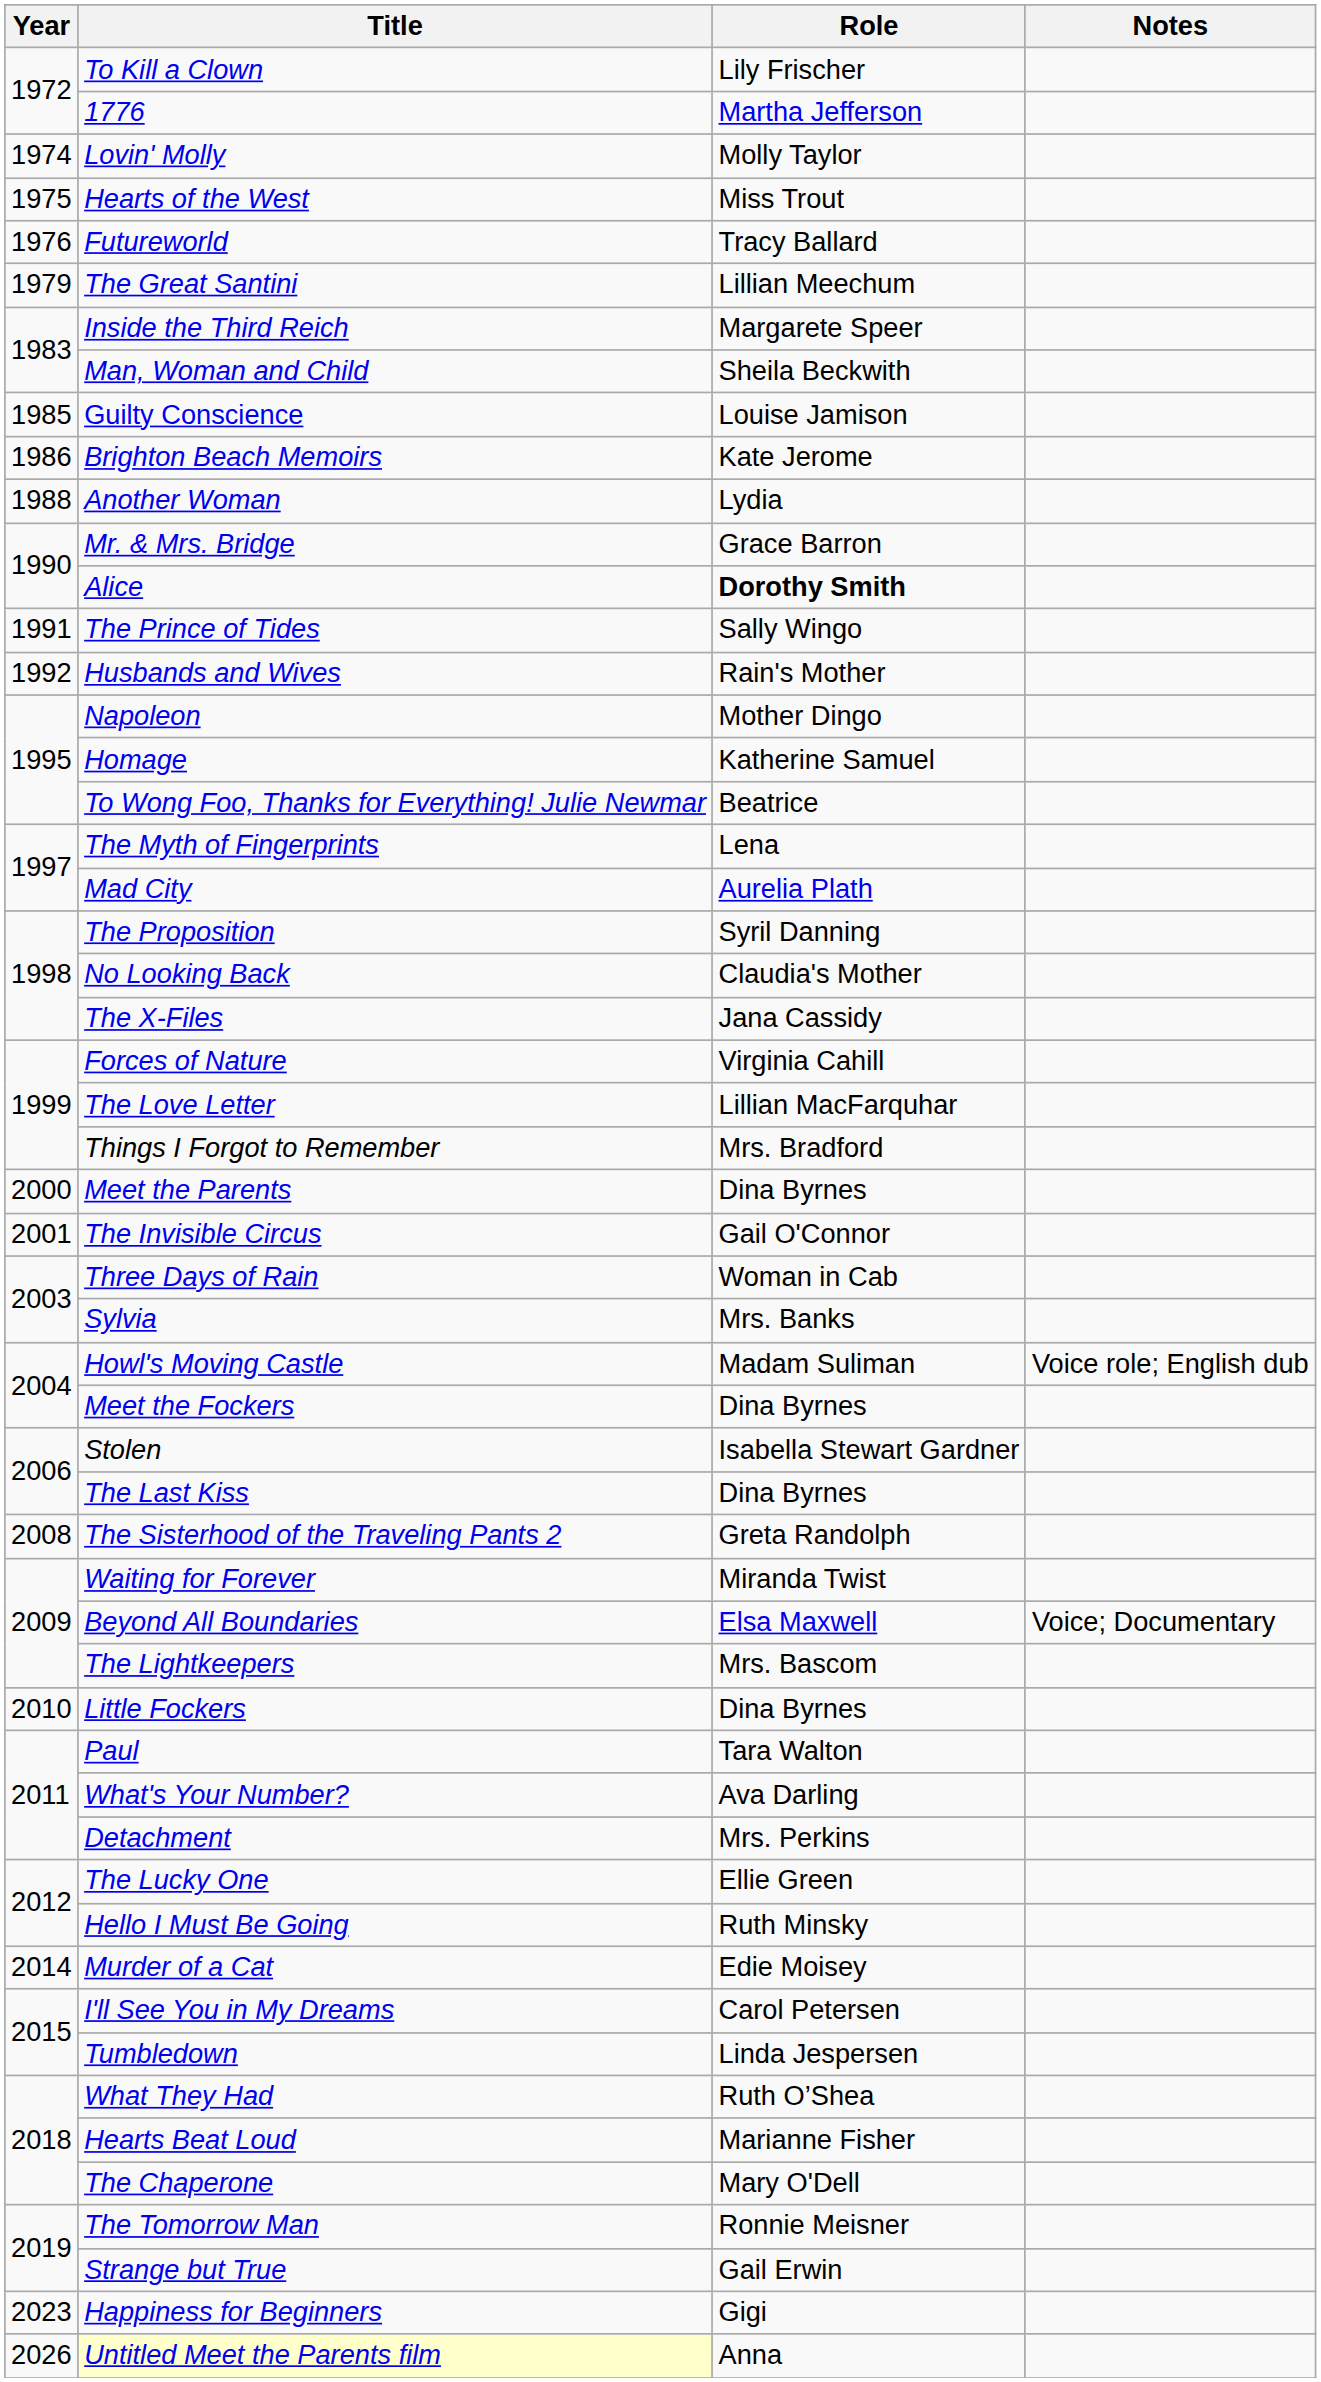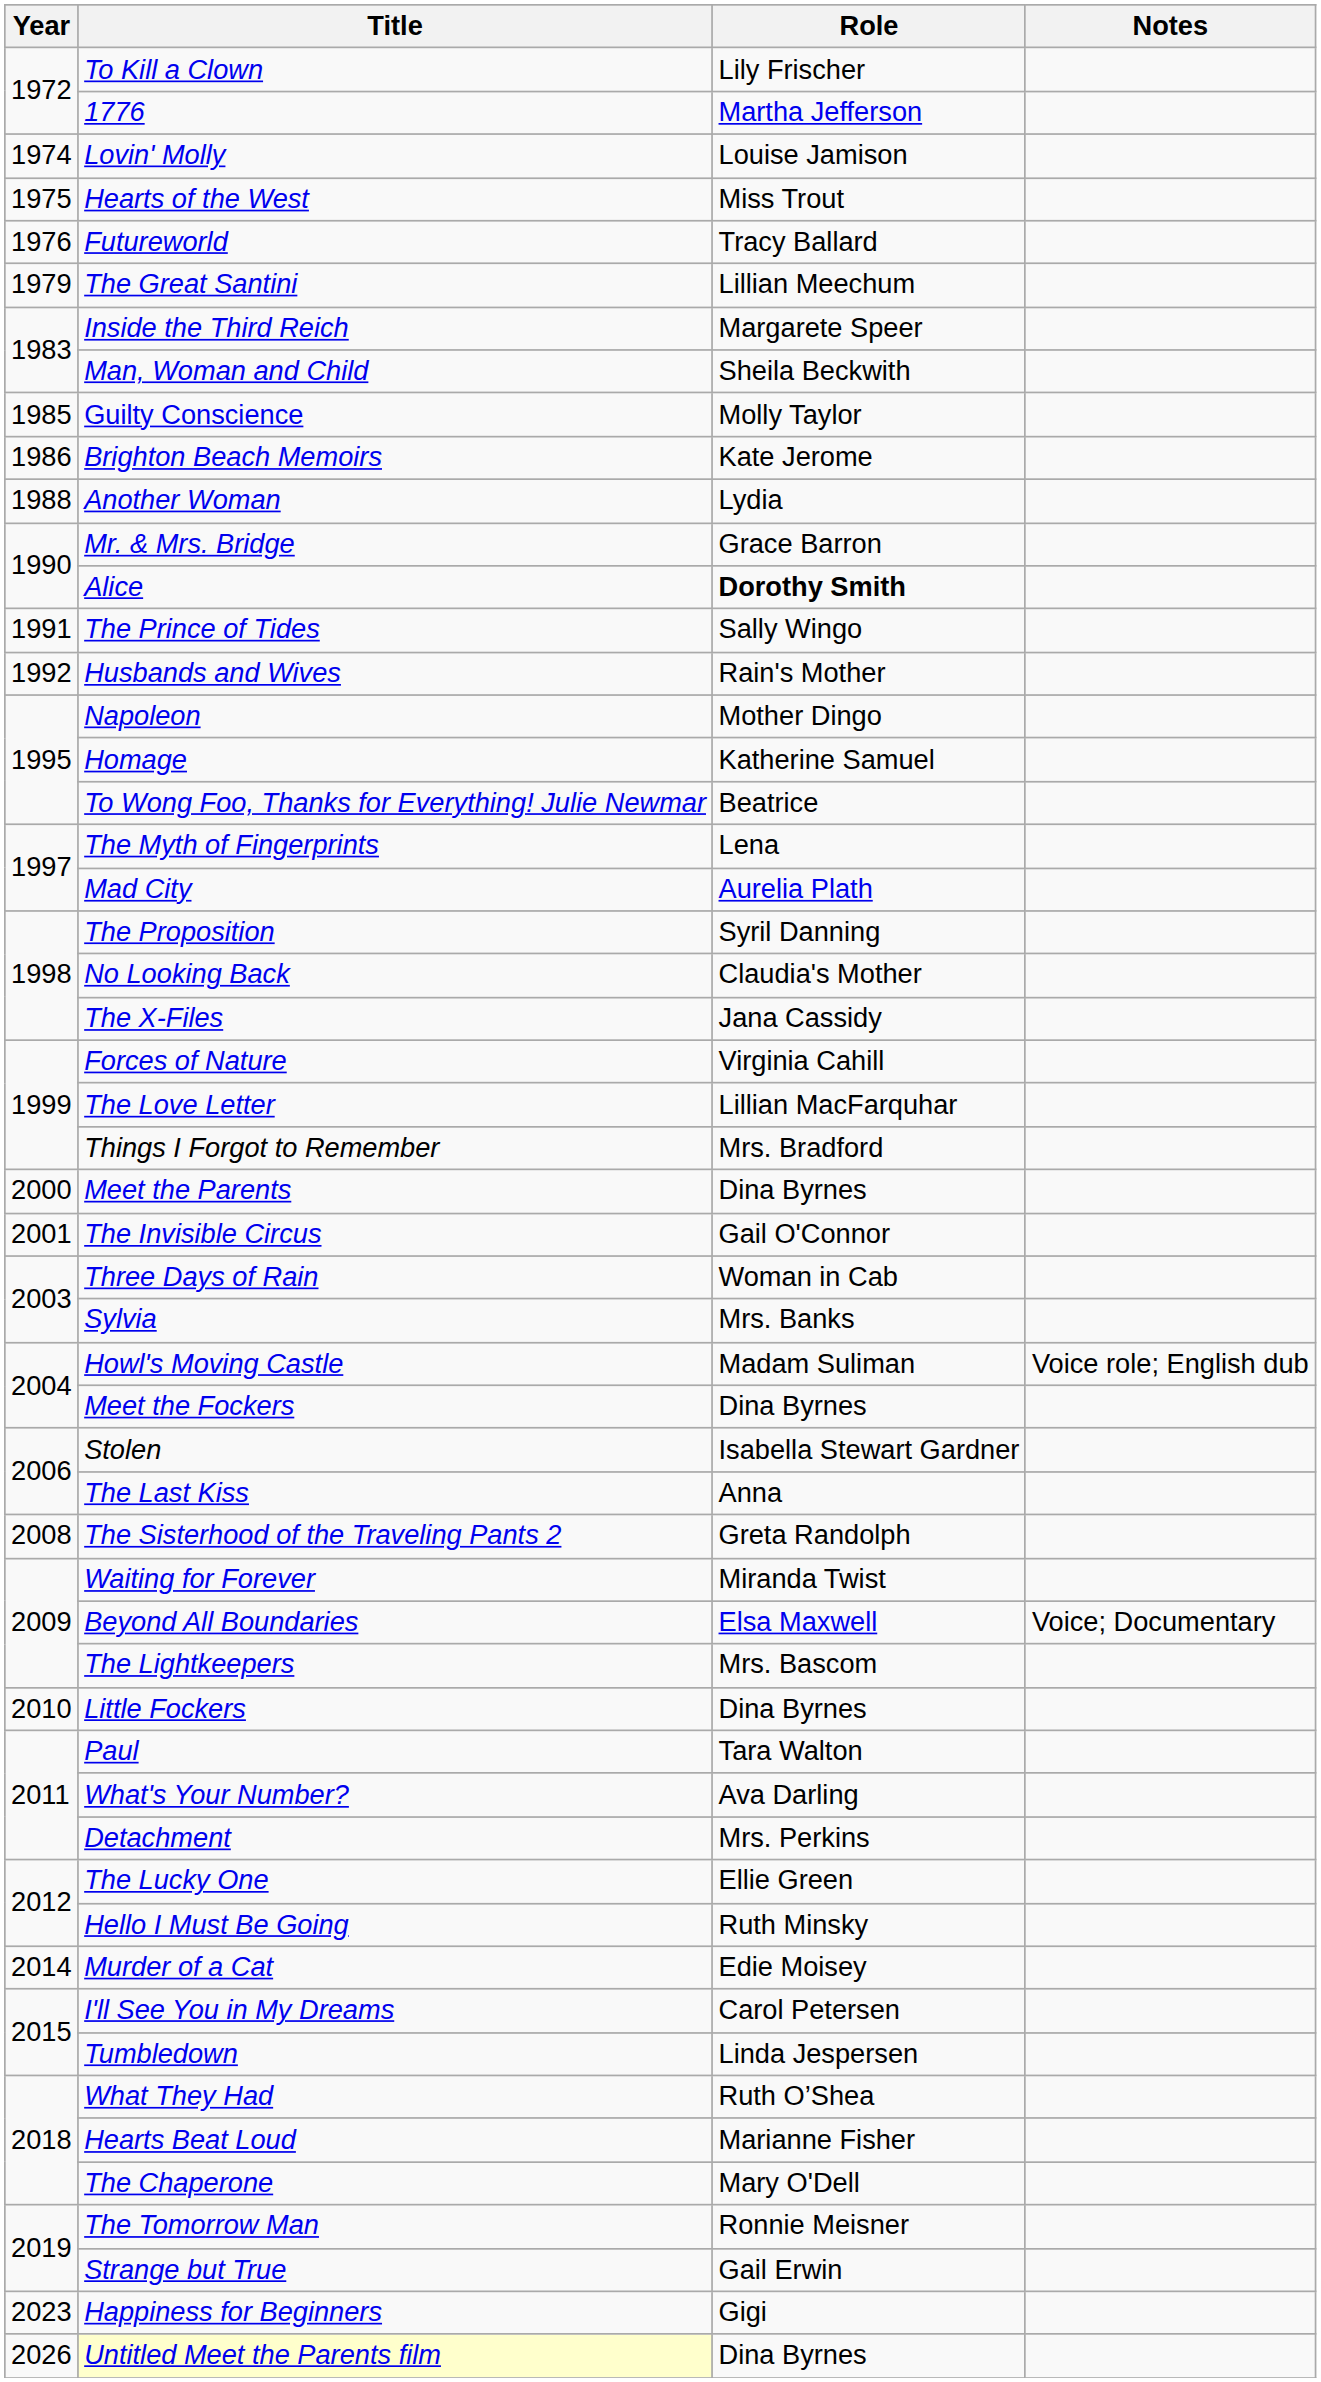(790, 155) Molly Taylor -> (813, 155) Louise Jamison
(813, 414) Louise Jamison -> (790, 414) Molly Taylor
(793, 1492) Dina Byrnes -> (750, 1492) Anna
(750, 2355) Anna -> (793, 2355) Dina Byrnes
